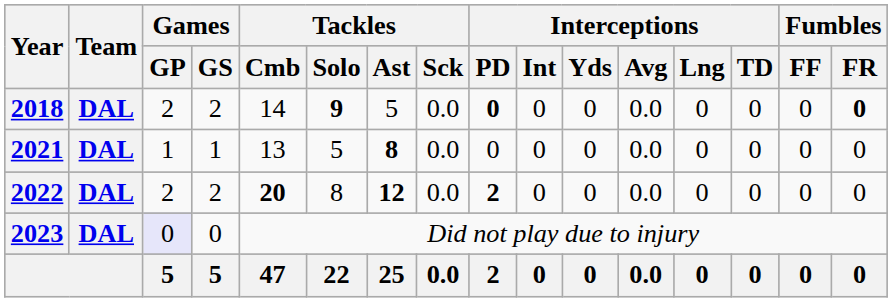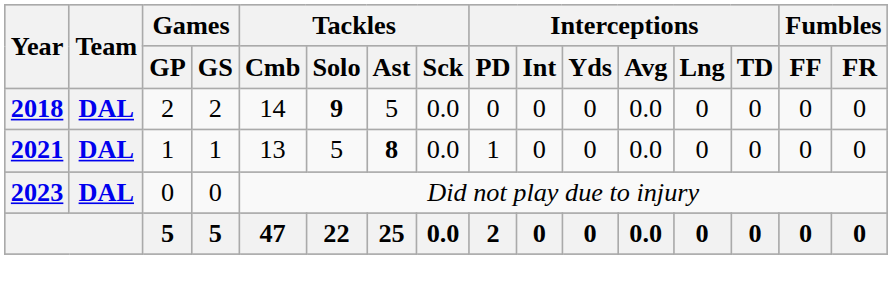(493, 108) bold -> (493, 108) normal
(860, 108) bold -> (860, 108) normal
(493, 150) 0 -> (493, 150) 1
- row: (37, 191)
(167, 233) lavender background -> (167, 191) no background
